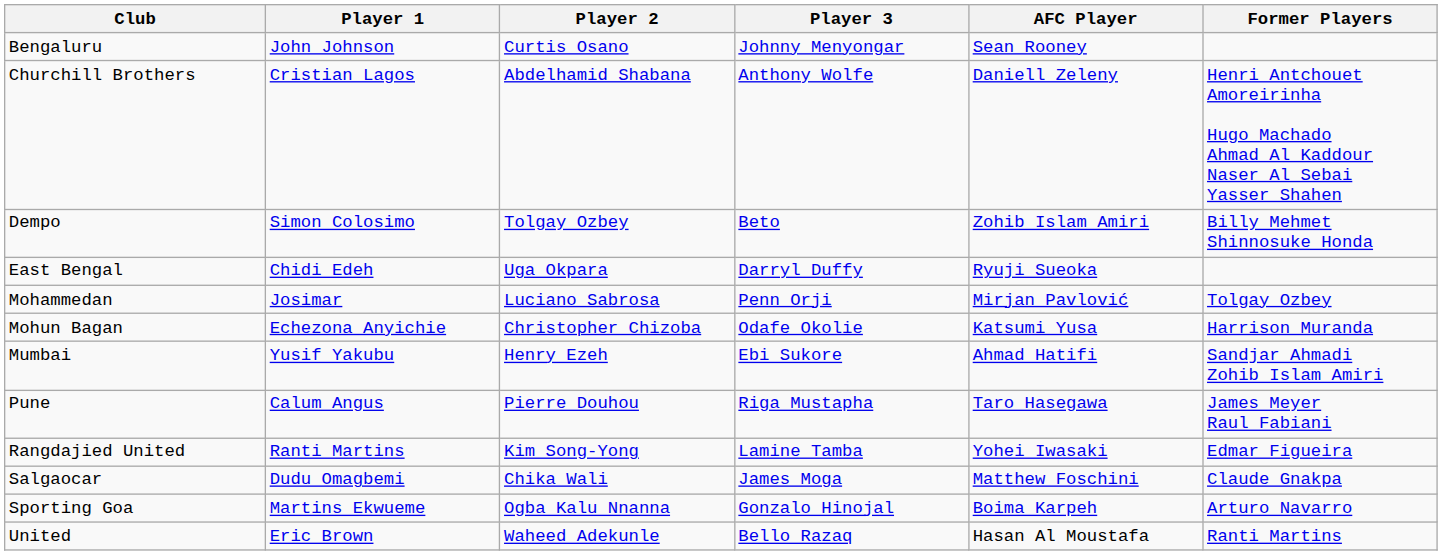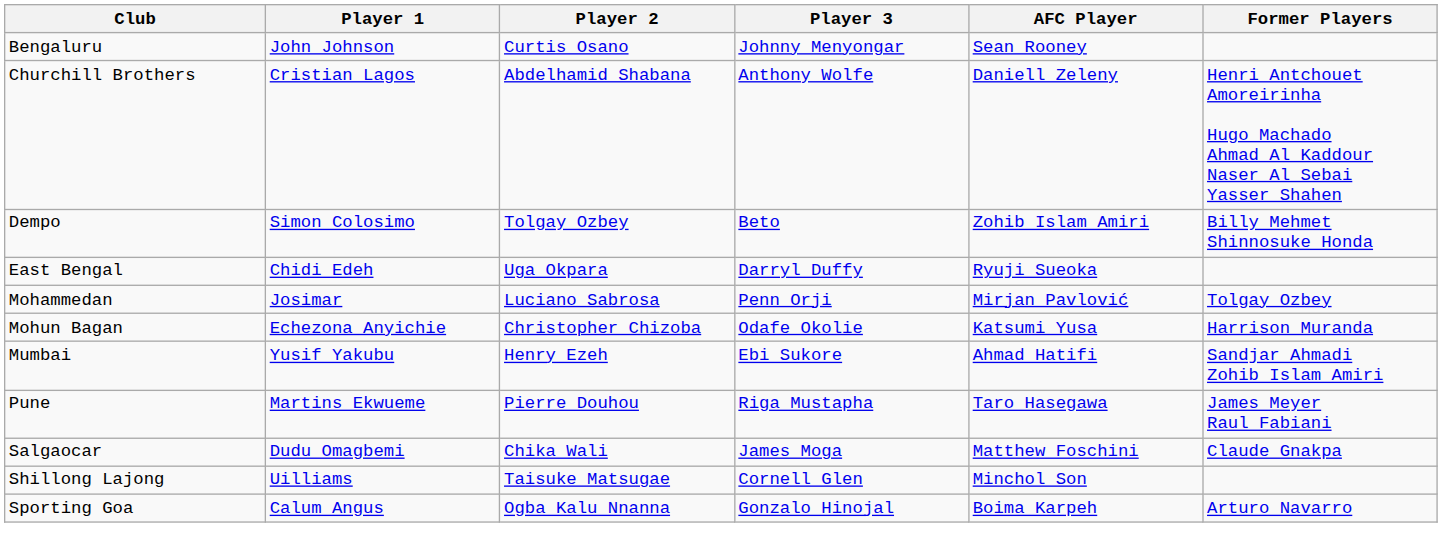(327, 404) Calum Angus -> (348, 404) Martins Ekwueme
- row: (97, 452)
+ row: (87, 480)
(348, 508) Martins Ekwueme -> (327, 508) Calum Angus
- row: (40, 536)
